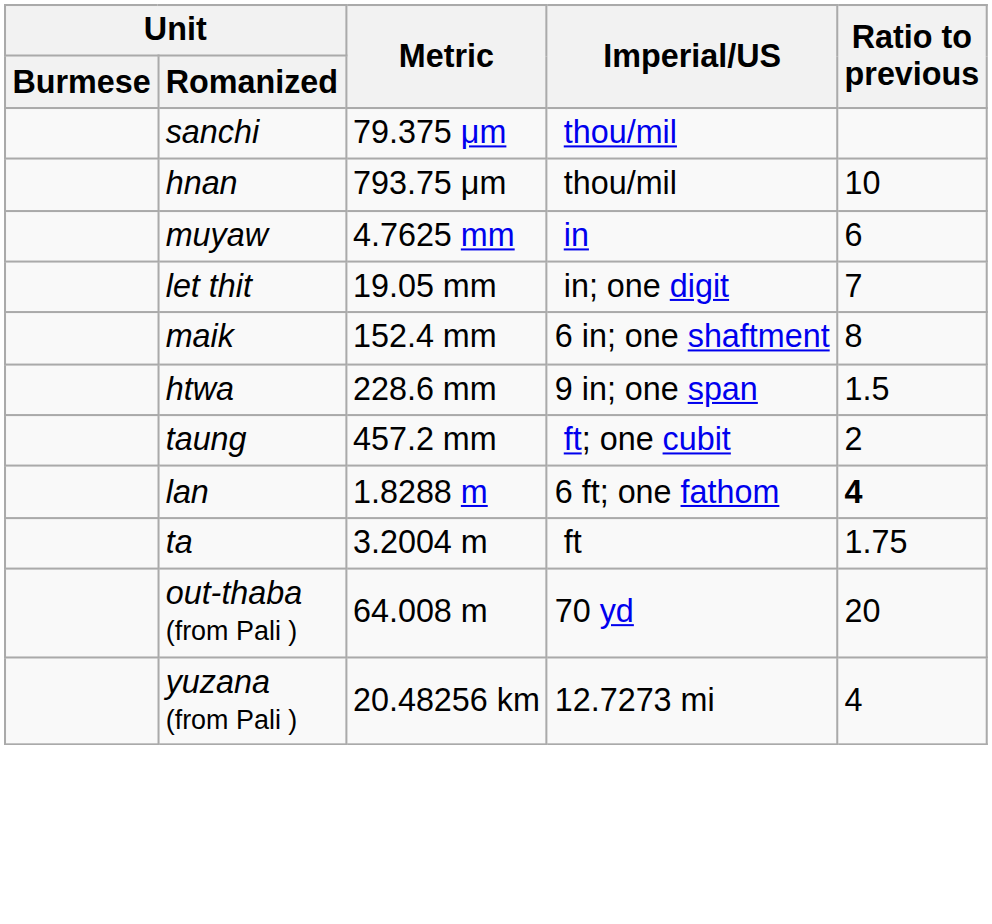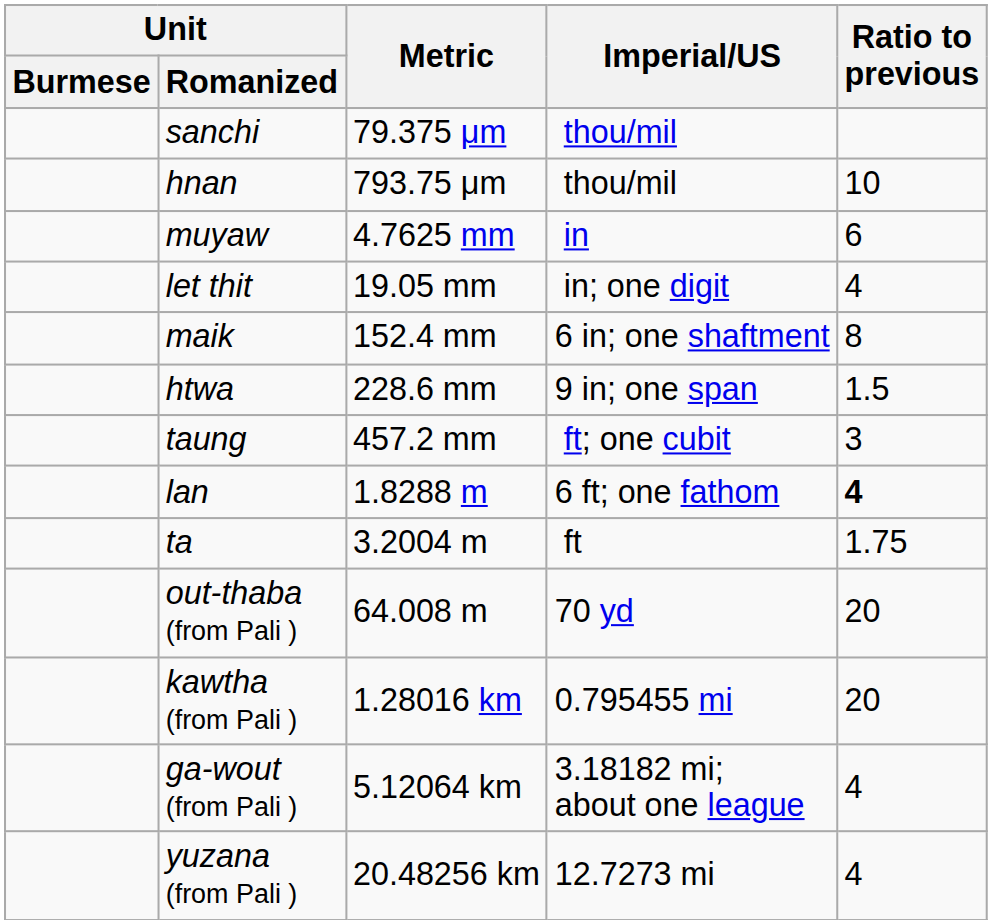(854, 286) 7 -> (854, 286) 4
(854, 440) 2 -> (854, 440) 3
+ row: (232, 699)
+ row: (232, 787)
